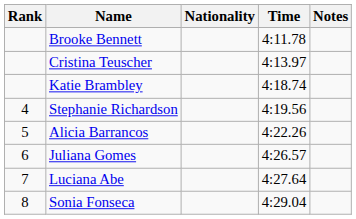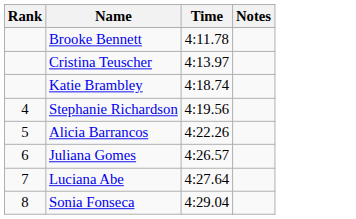- column: (220, 16)
